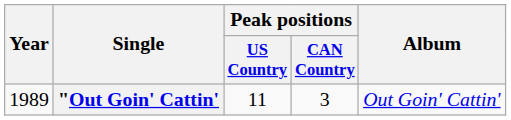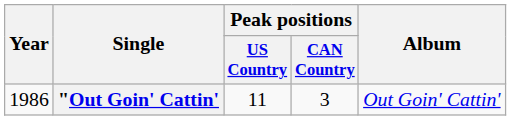(29, 99) 1989 -> (29, 99) 1986
